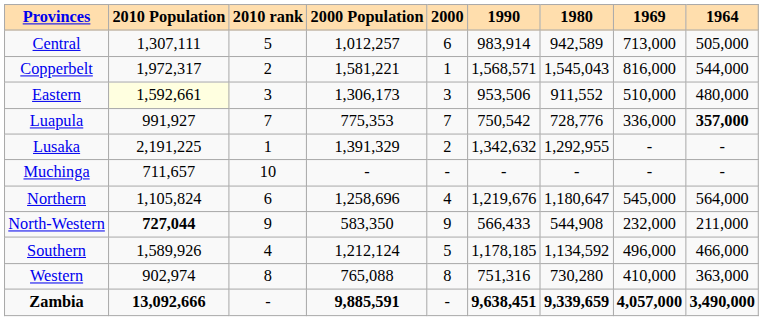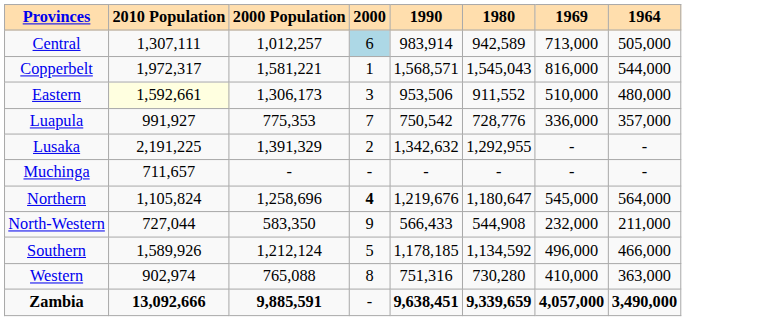- column: (268, 17)
(447, 43) no background -> (370, 43) lightblue background
(722, 120) bold -> (644, 120) normal
(447, 198) normal -> (370, 198) bold
(169, 224) bold -> (169, 224) normal
